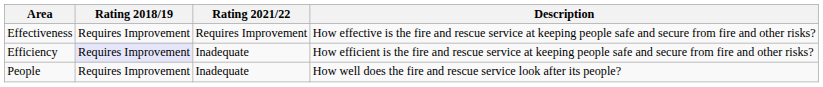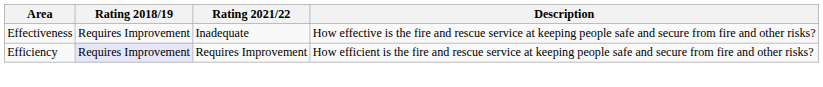(251, 33) Requires Improvement -> (222, 33) Inadequate
(222, 52) Inadequate -> (251, 52) Requires Improvement
- row: (24, 71)
